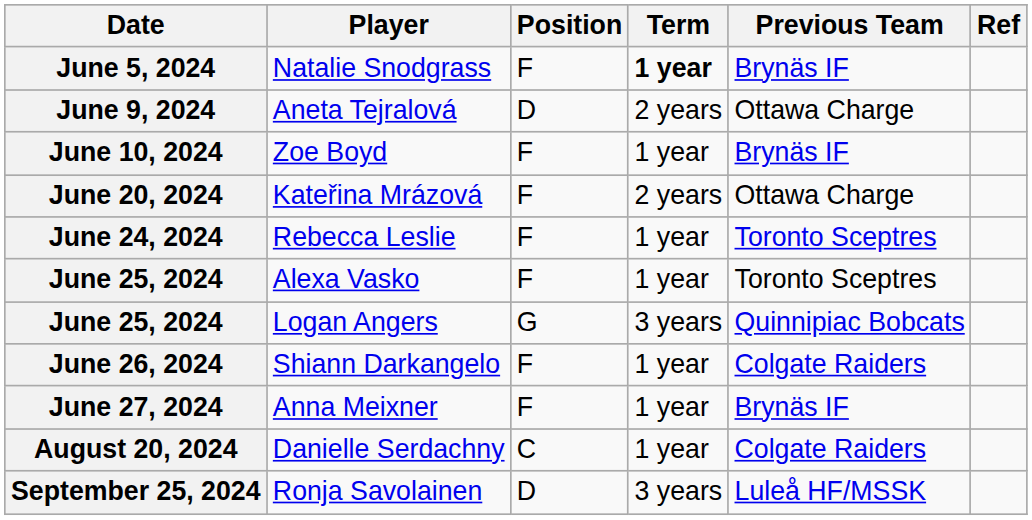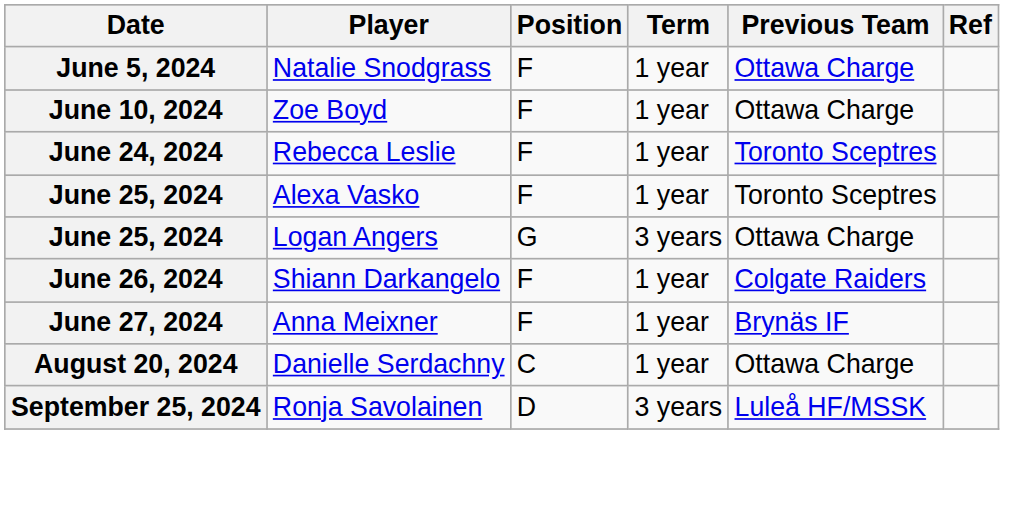(673, 68) bold -> (672, 68) normal
(792, 68) Brynäs IF -> (824, 68) Ottawa Charge
- row: (136, 110)
(792, 152) Brynäs IF -> (824, 110) Ottawa Charge
- row: (136, 195)
(850, 322) Quinnipiac Bobcats -> (824, 237) Ottawa Charge
(830, 449) Colgate Raiders -> (824, 364) Ottawa Charge
